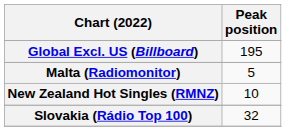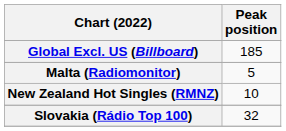(251, 51) 195 -> (251, 51) 185
